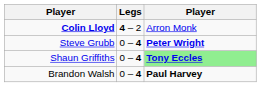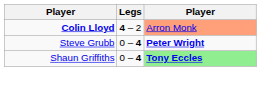(172, 27) no background -> (172, 27) lightsalmon background
- row: (81, 74)
